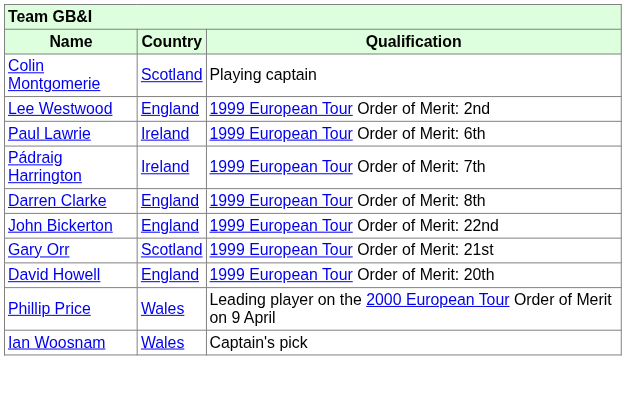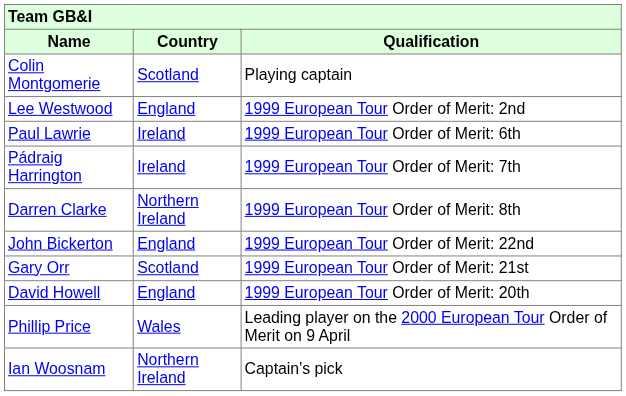(170, 201) England -> (168, 209) Northern Ireland
(163, 342) Wales -> (168, 369) Northern Ireland
